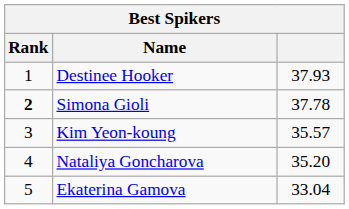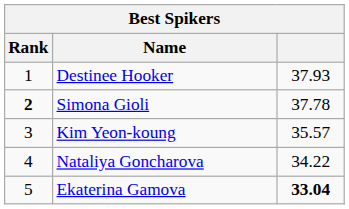(311, 161) 35.20 -> (311, 161) 34.22
(311, 189) normal -> (311, 189) bold
